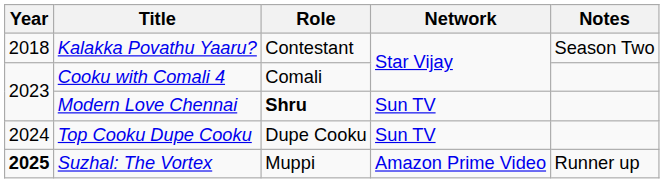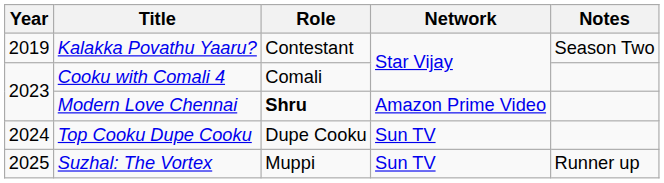(29, 47) 2018 -> (29, 47) 2019
(405, 105) Sun TV -> (461, 105) Amazon Prime Video
(29, 163) bold -> (29, 163) normal
(461, 163) Amazon Prime Video -> (405, 163) Sun TV
